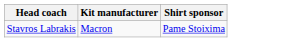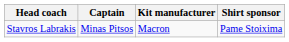+ column: (107, 12)
